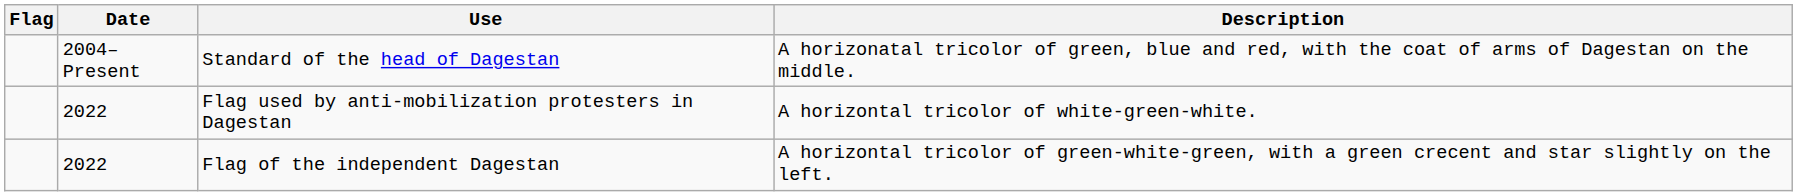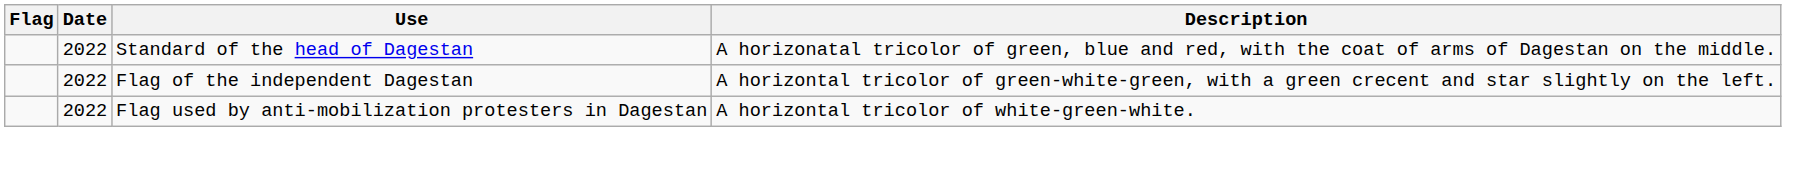(102, 61) 2004–Present -> (85, 50) 2022
rows swapped: (381, 164) <-> (448, 113)
